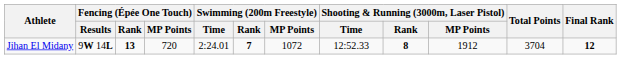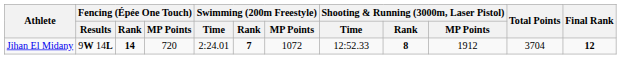(130, 46) 13 -> (130, 46) 14
